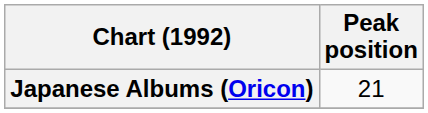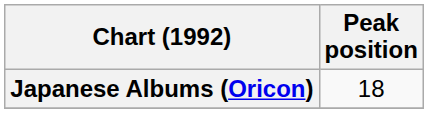(371, 88) 21 -> (371, 88) 18
